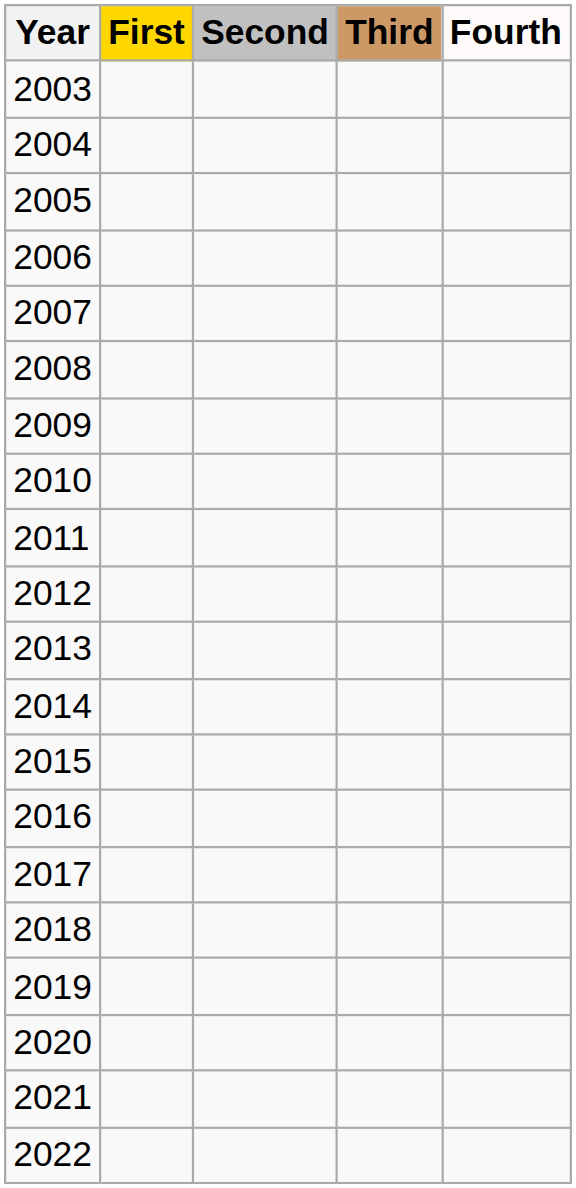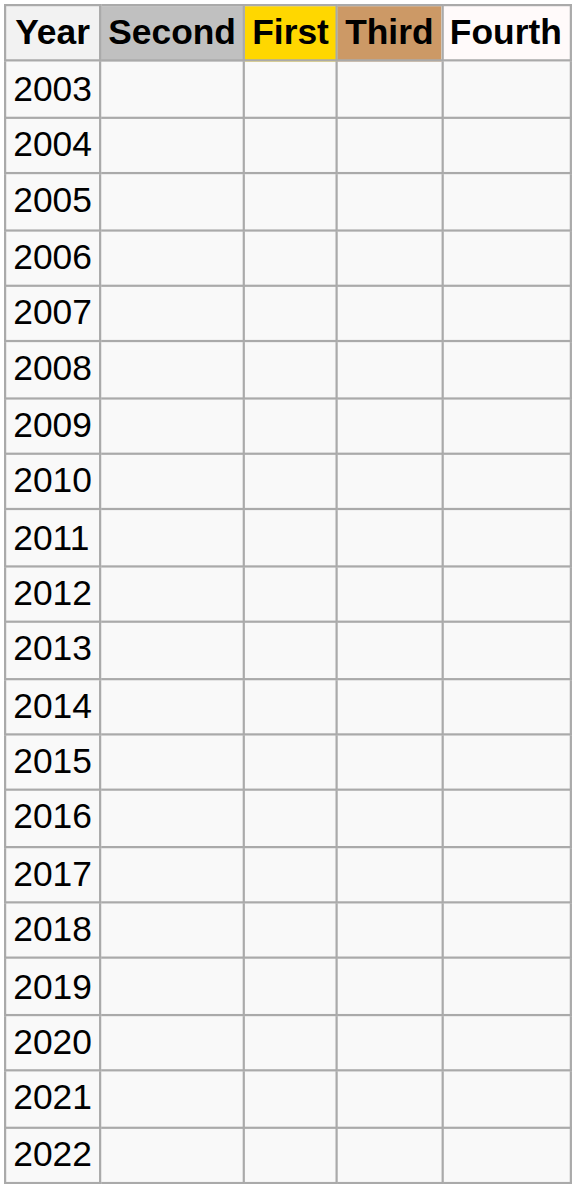columns swapped: (147, 32) <-> (265, 32)
